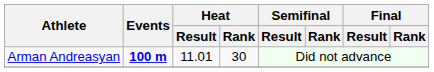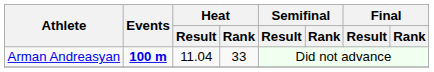(196, 57) 11.01 -> (196, 57) 11.04
(239, 57) 30 -> (239, 57) 33
